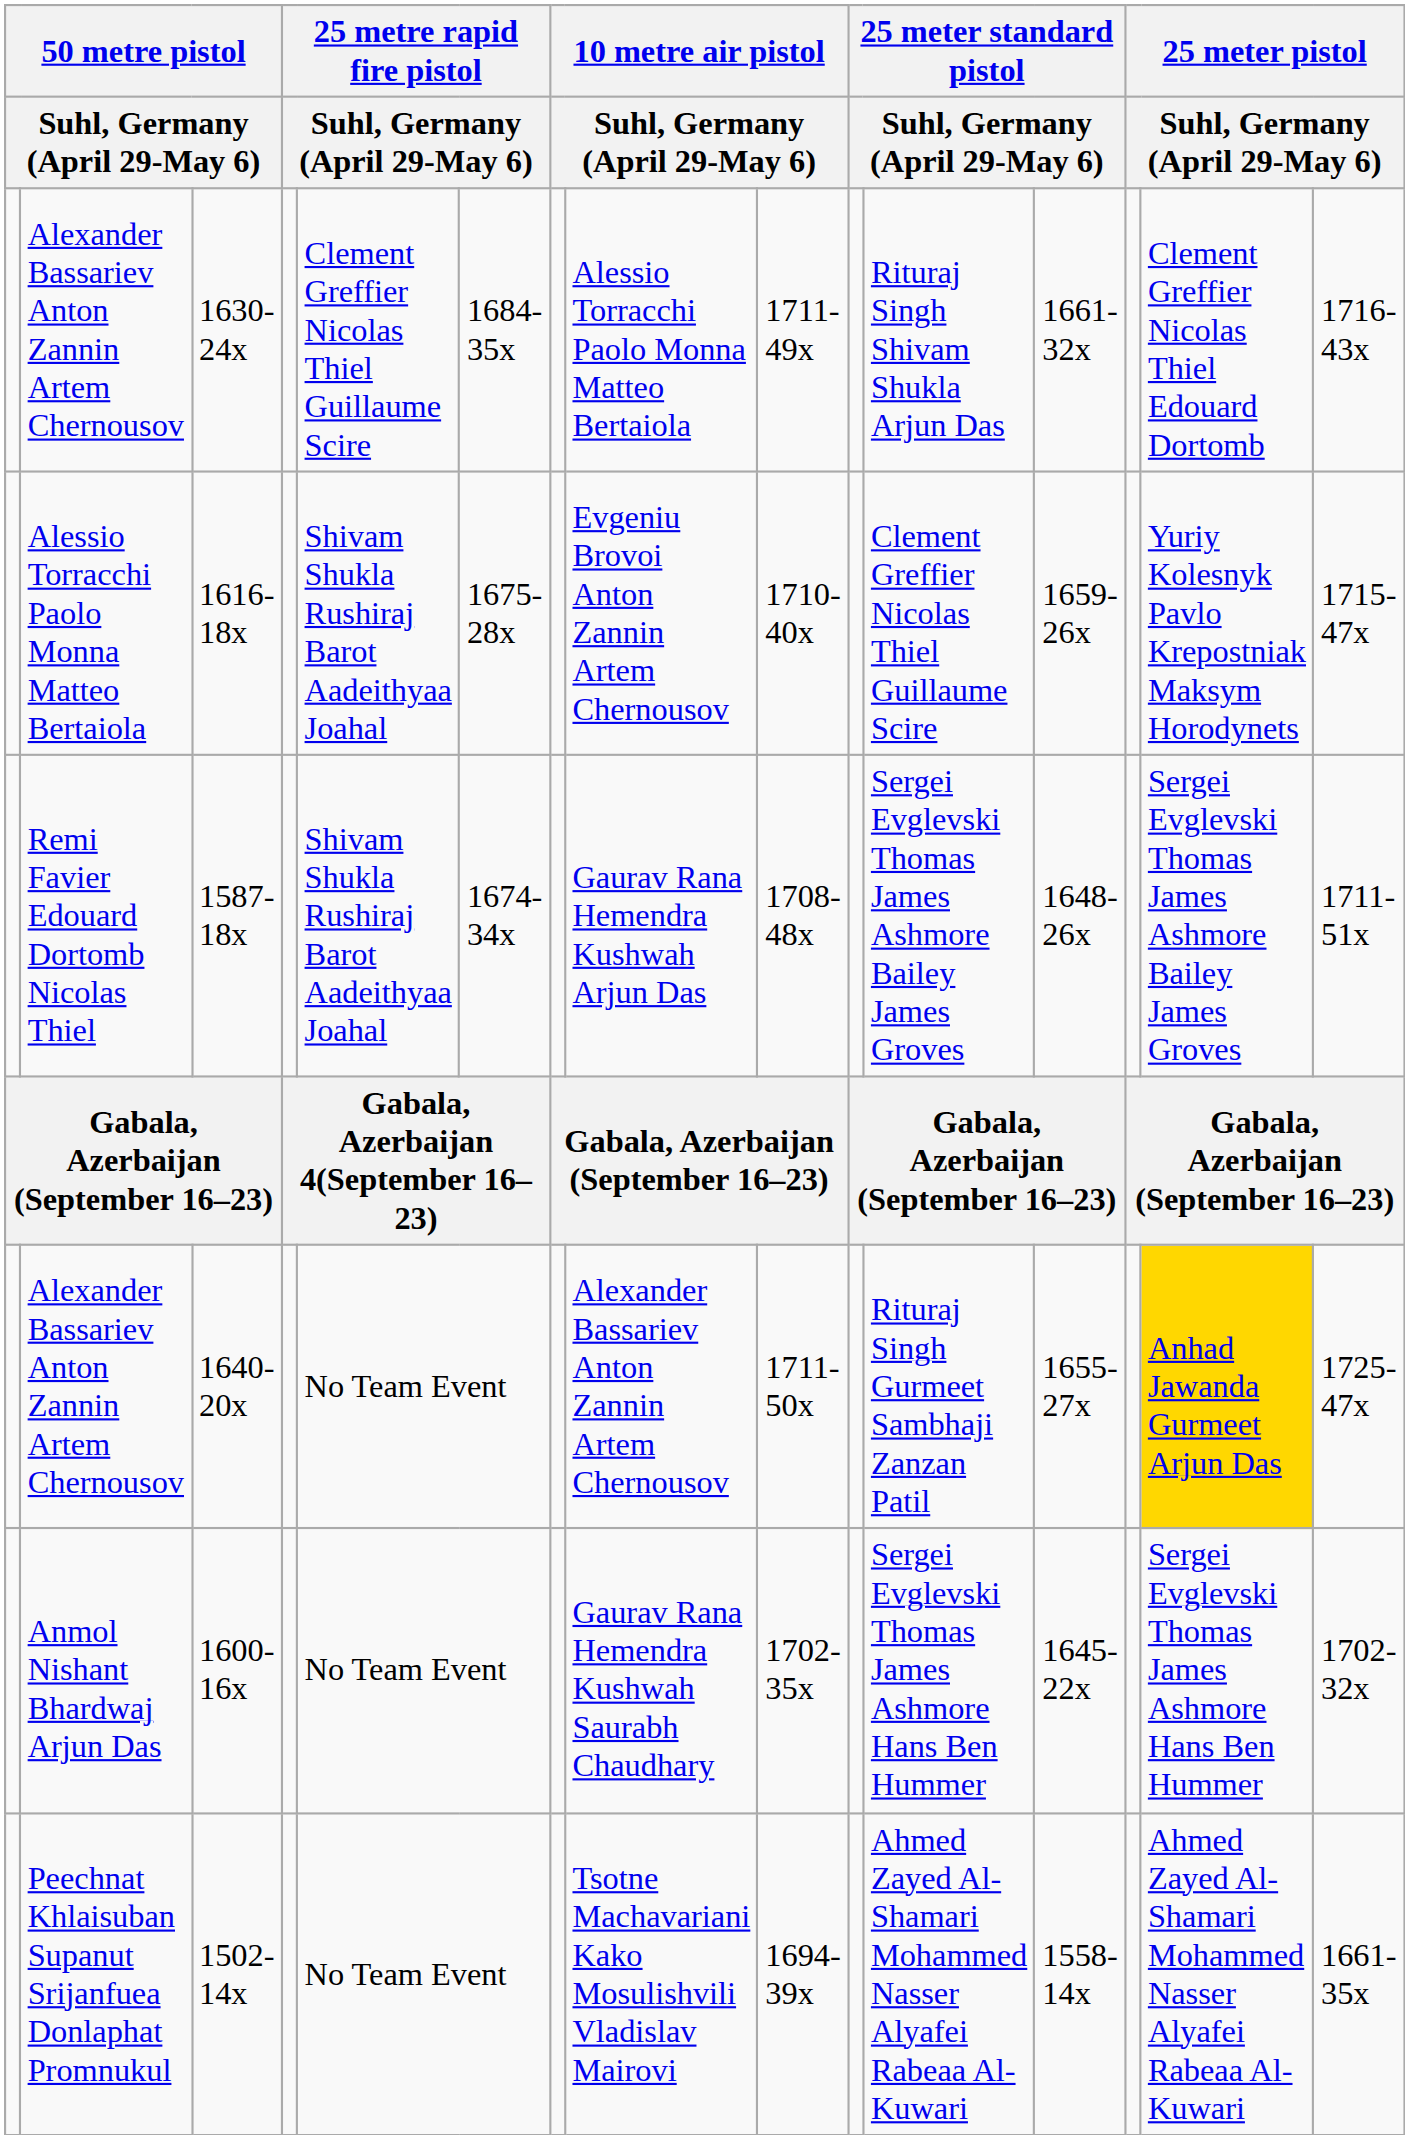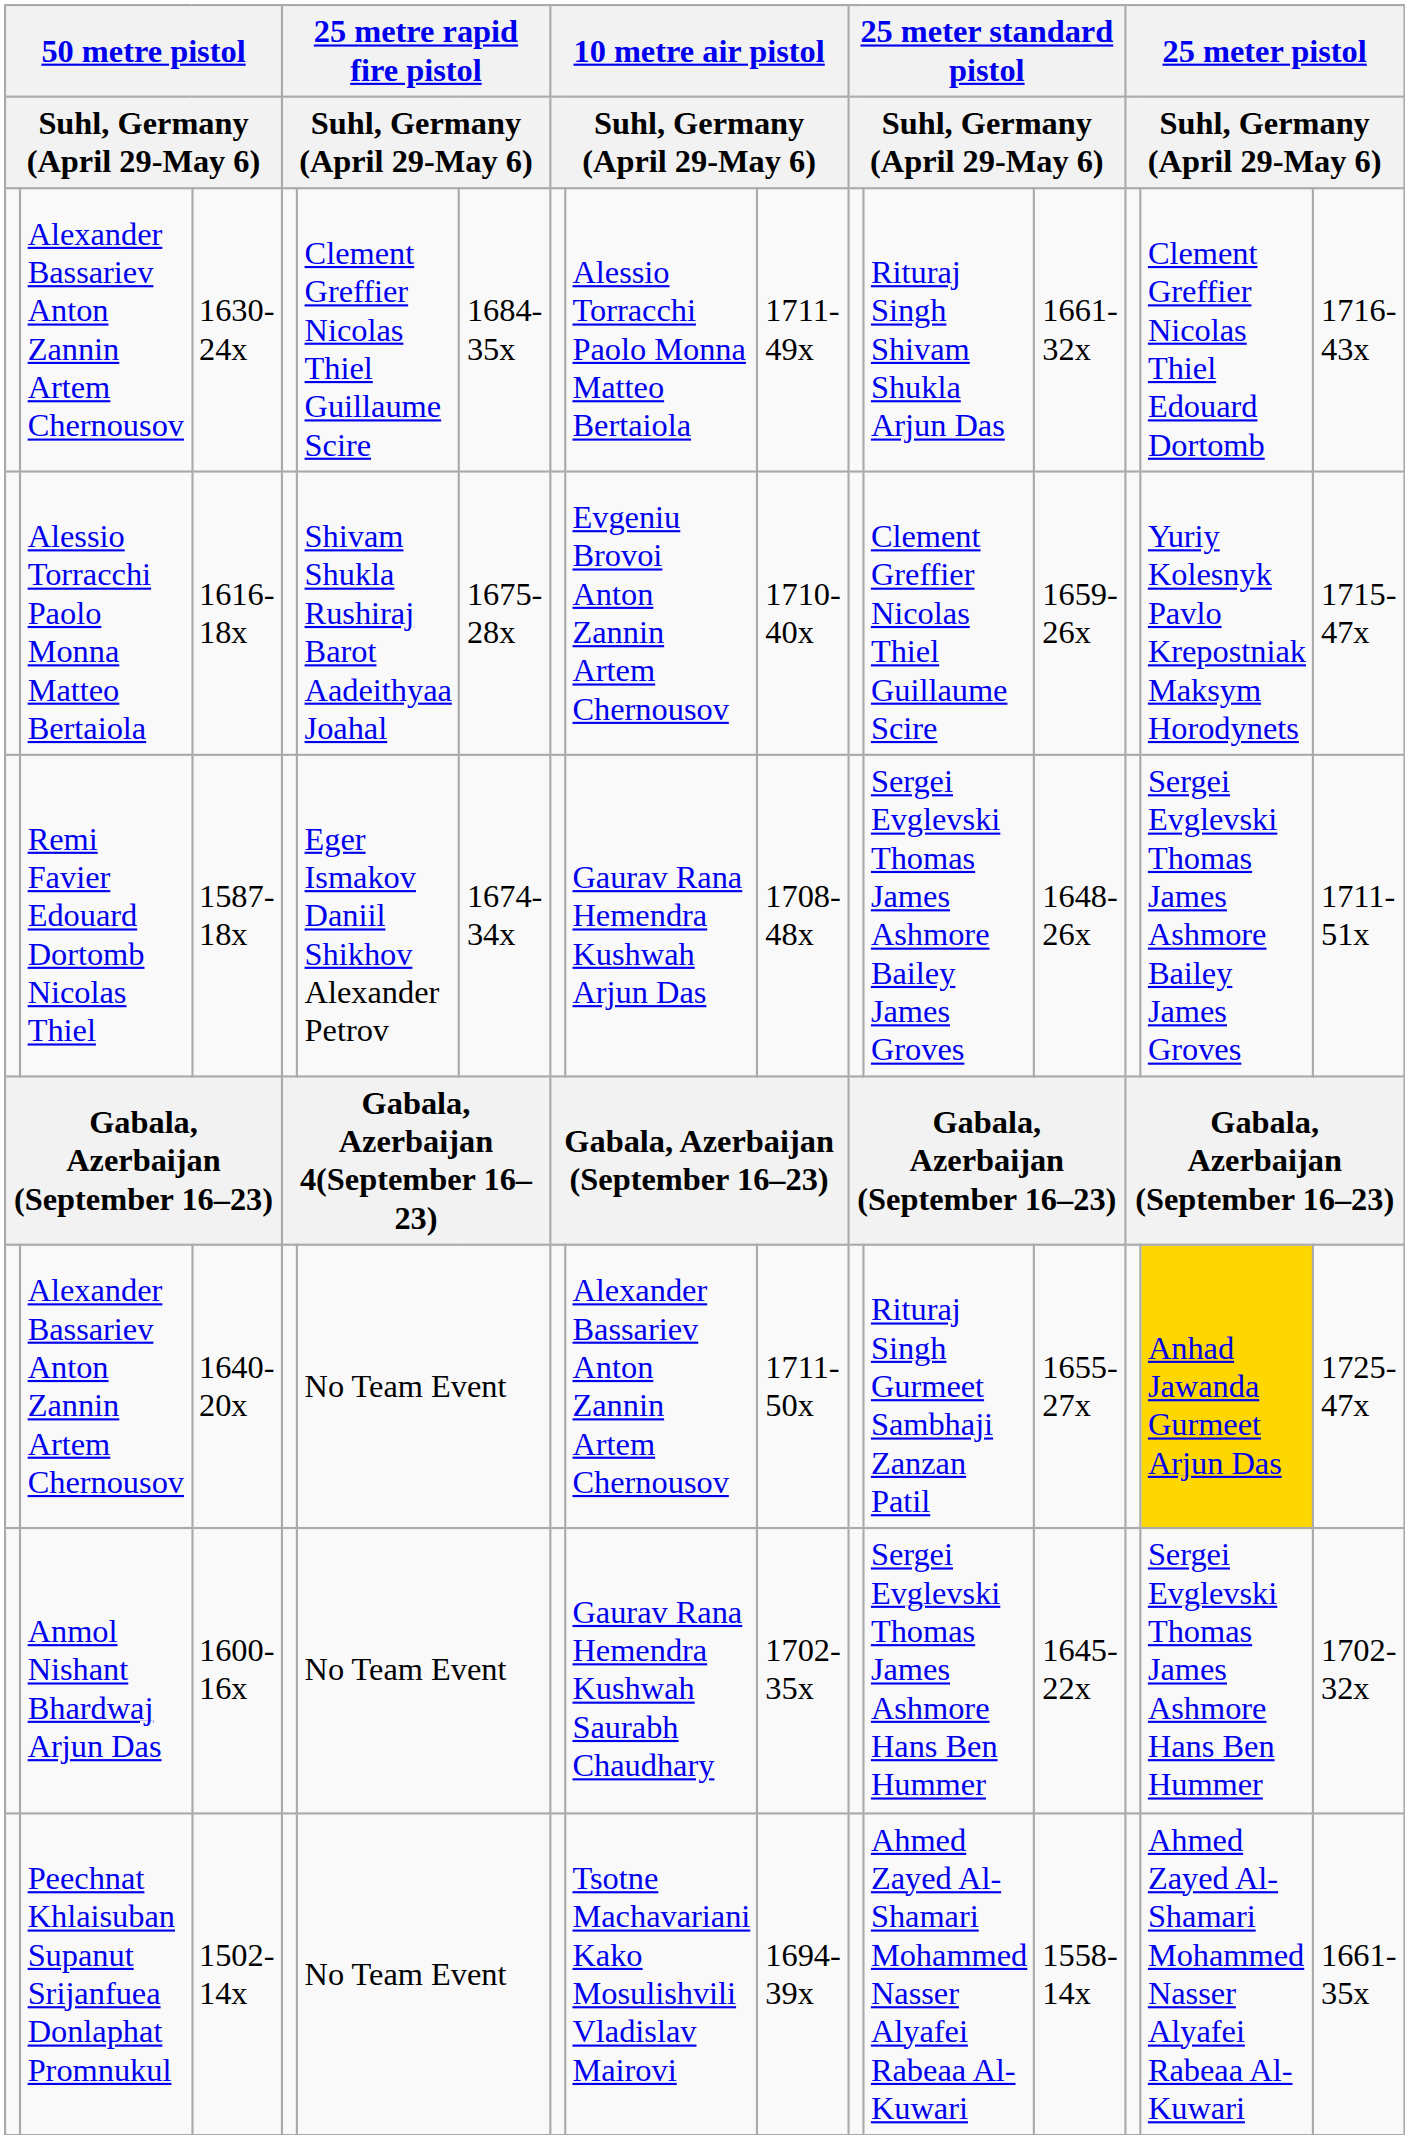(378, 935) Shivam Shukla Rushiraj Barot Aadeithyaa Joahal -> (372, 935) Eger Ismakov Daniil Shikhov Alexander Petrov
